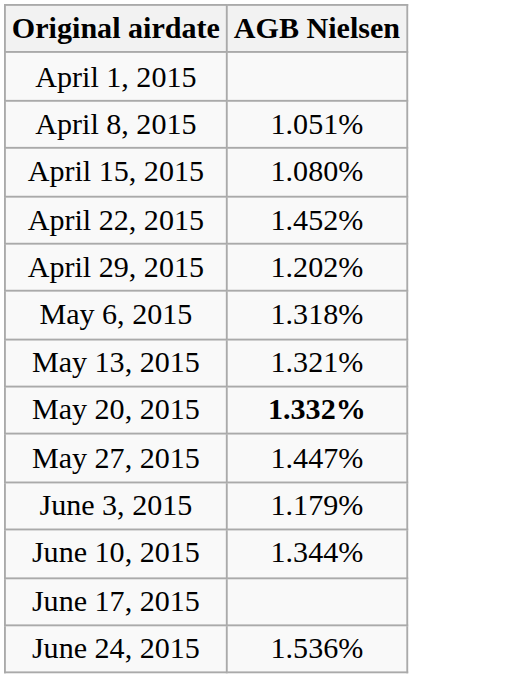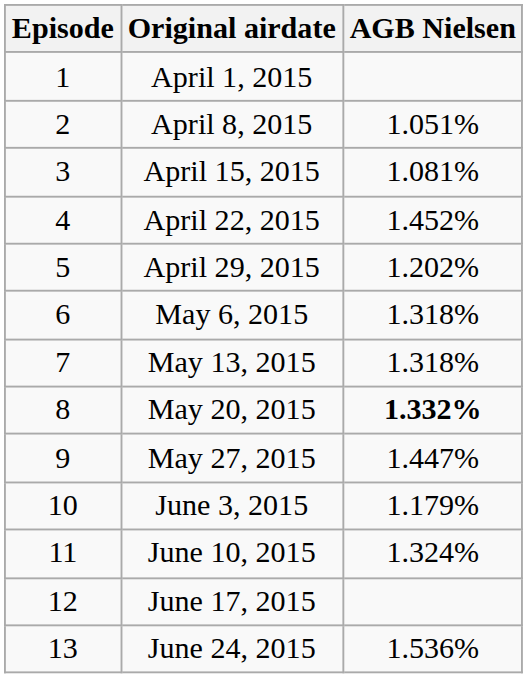+ column: (63, 28)
(317, 171) 1.080% -> (433, 171) 1.081%
(317, 362) 1.321% -> (433, 362) 1.318%
(317, 553) 1.344% -> (433, 553) 1.324%
